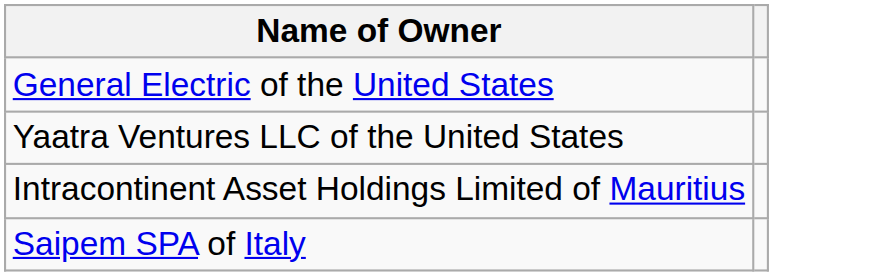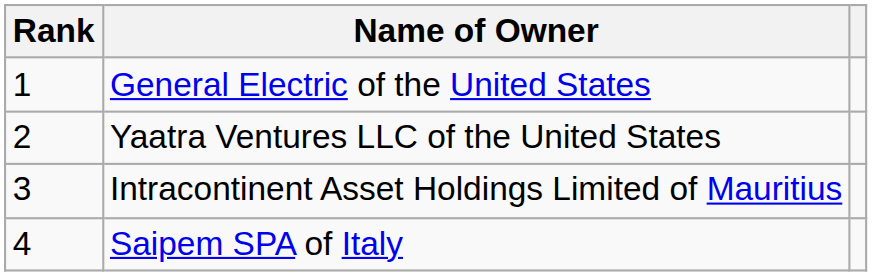+ column: (54, 31)
